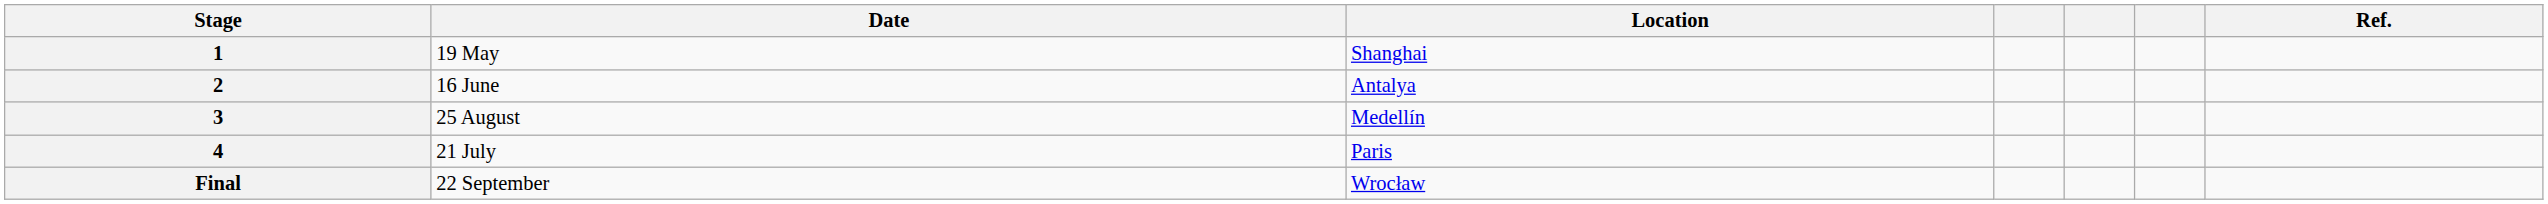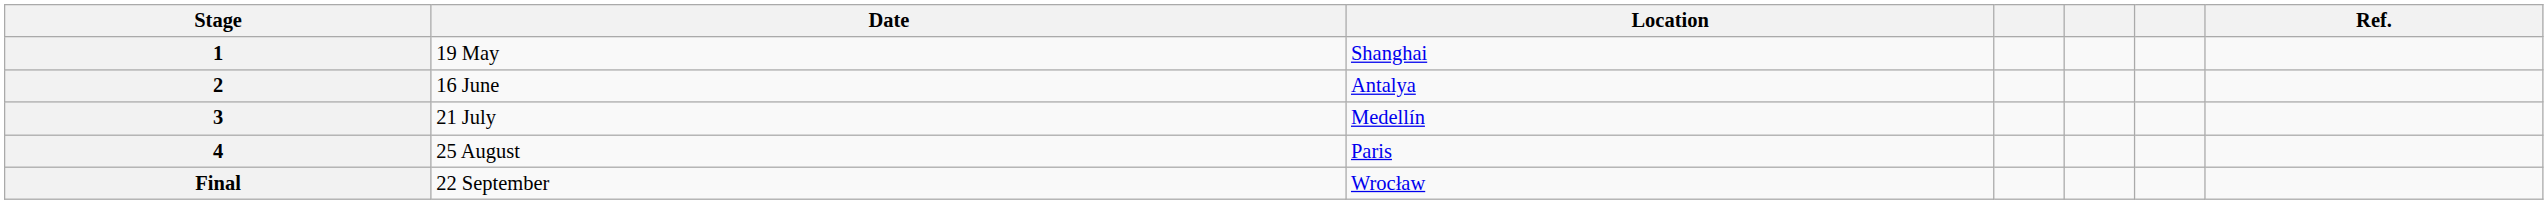(478, 118) 25 August -> (466, 118) 21 July
(466, 150) 21 July -> (478, 150) 25 August
